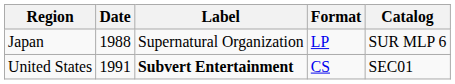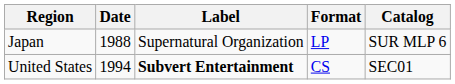(115, 66) 1991 -> (115, 66) 1994
